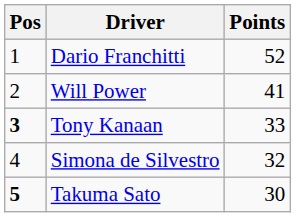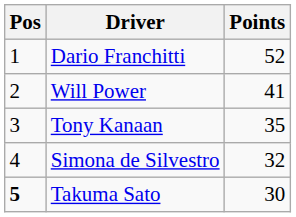(15, 125) bold -> (15, 125) normal
(275, 125) 33 -> (275, 125) 35
